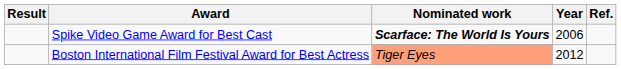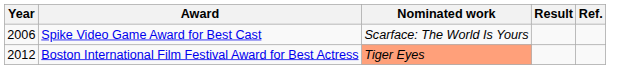columns swapped: (569, 14) <-> (27, 14)
(462, 34) bold -> (446, 34) normal
